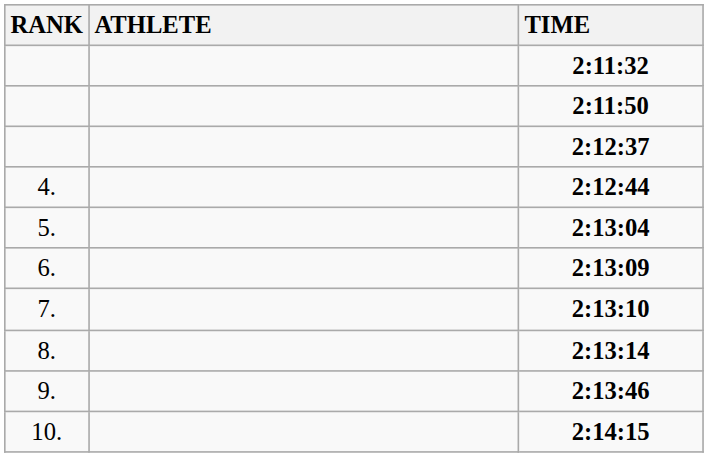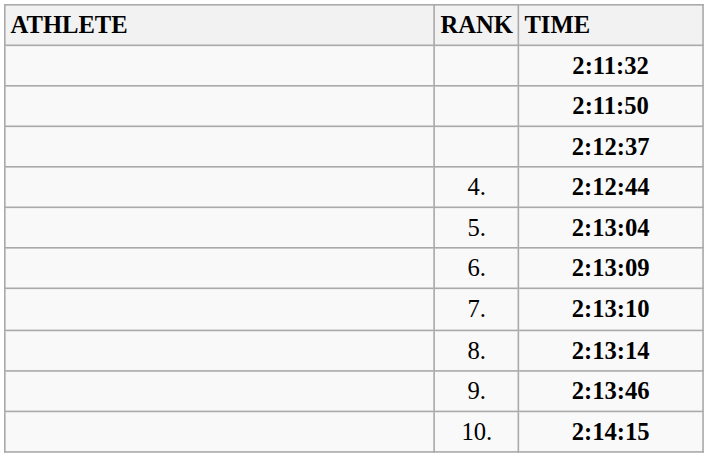columns swapped: (47, 24) <-> (153, 24)
